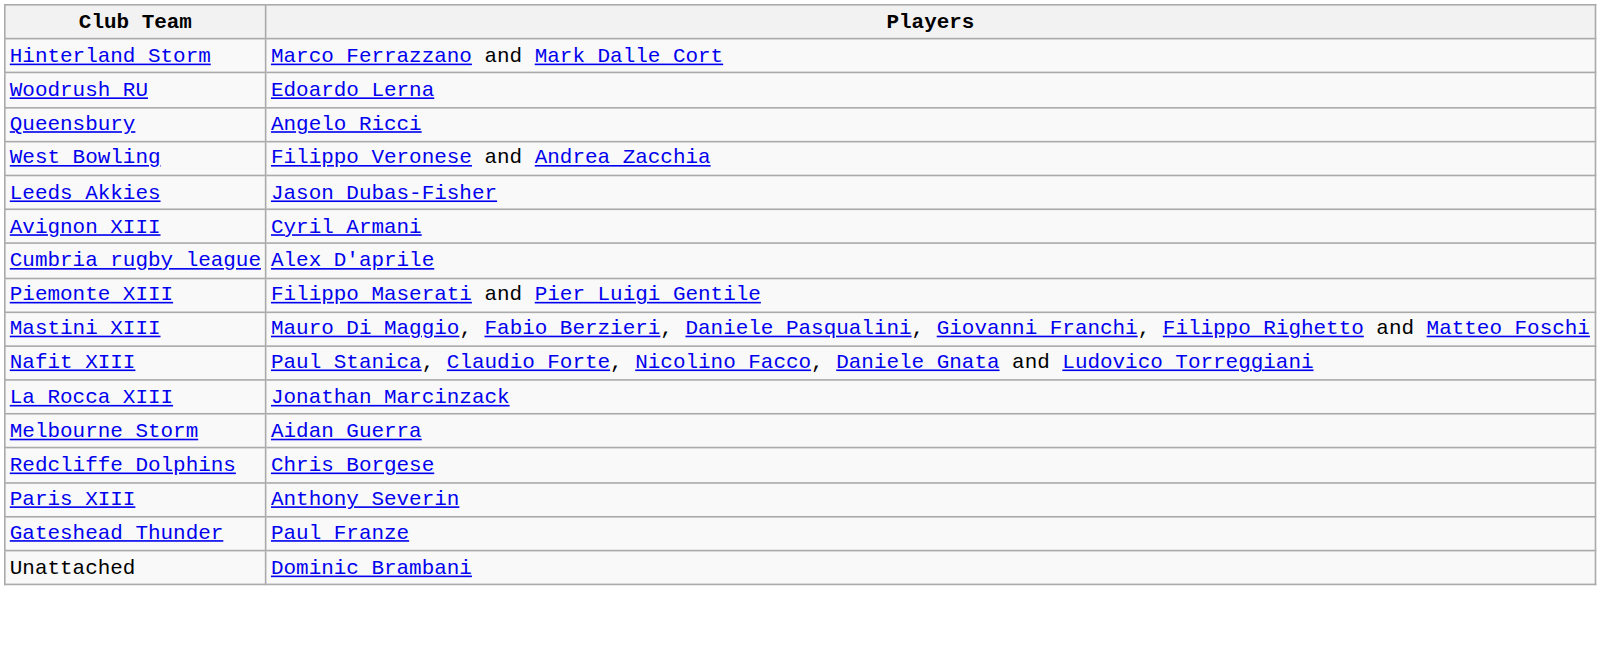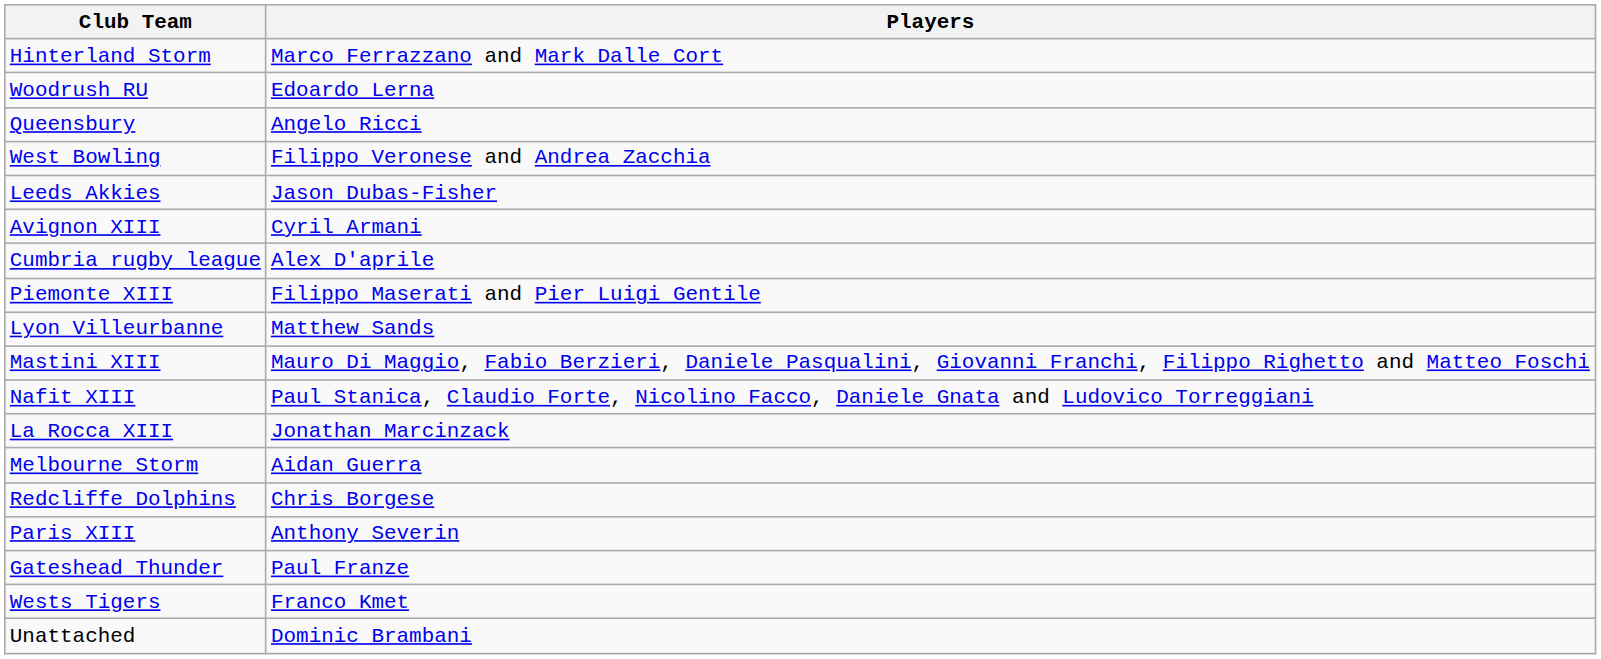+ row: (117, 329)
+ row: (85, 602)
